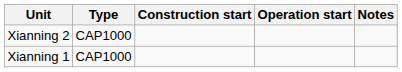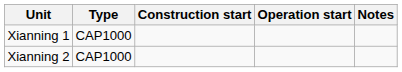rows swapped: (38, 56) <-> (38, 35)
